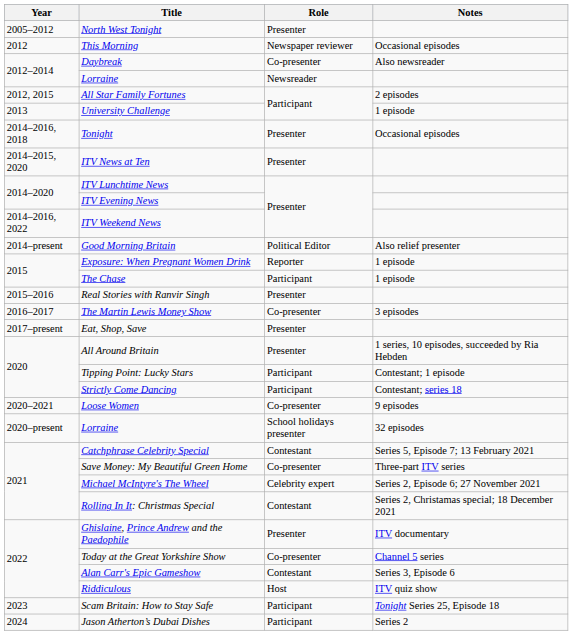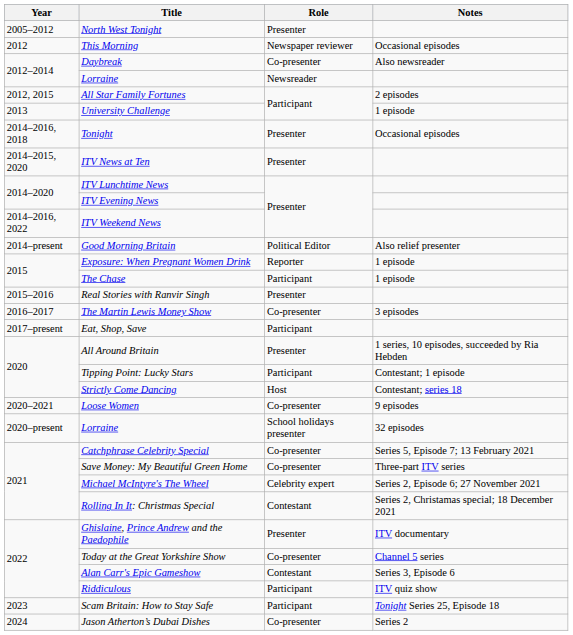(286, 328) Presenter -> (290, 328) Participant
(290, 389) Participant -> (277, 389) Host
(289, 450) Contestant -> (294, 450) Co-presenter
(277, 589) Host -> (290, 589) Participant
(290, 622) Participant -> (294, 622) Co-presenter
